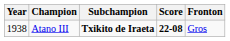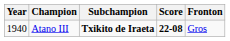(17, 28) 1938 -> (17, 28) 1940
